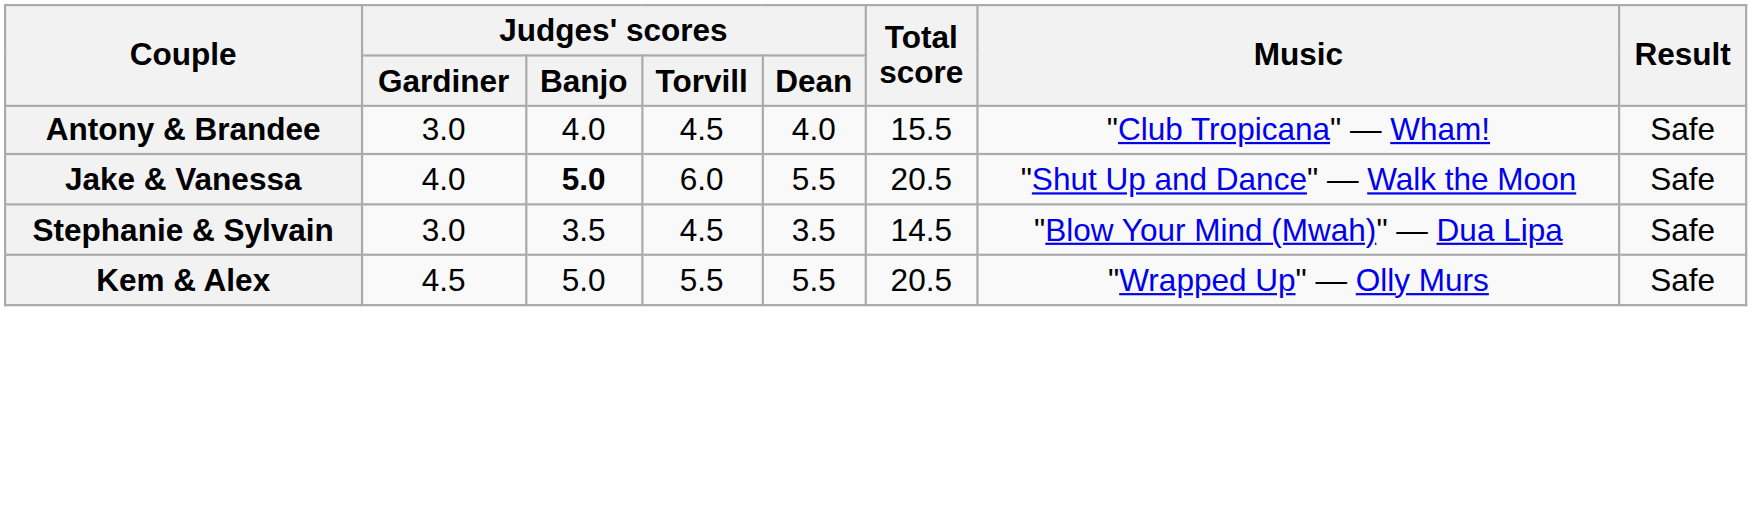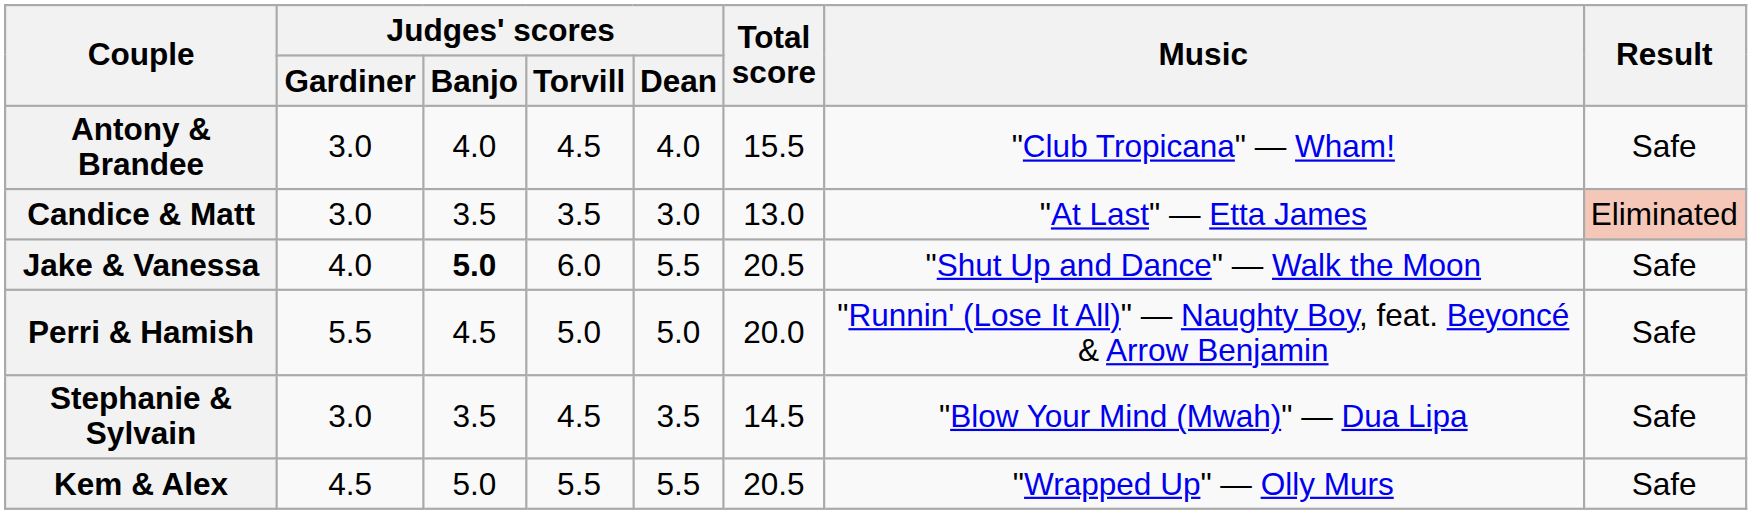+ row: (141, 215)
+ row: (141, 332)
